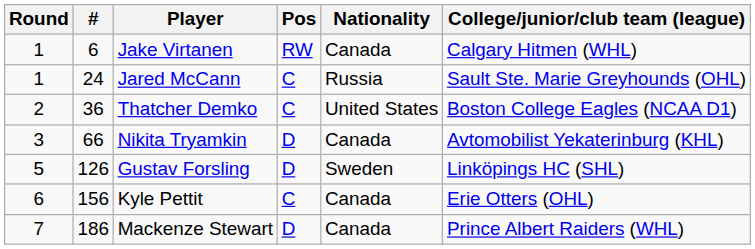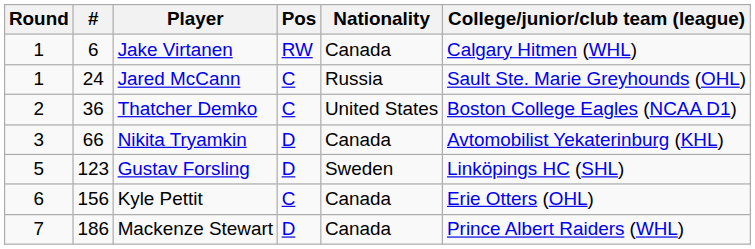(93, 169) 126 -> (93, 169) 123
